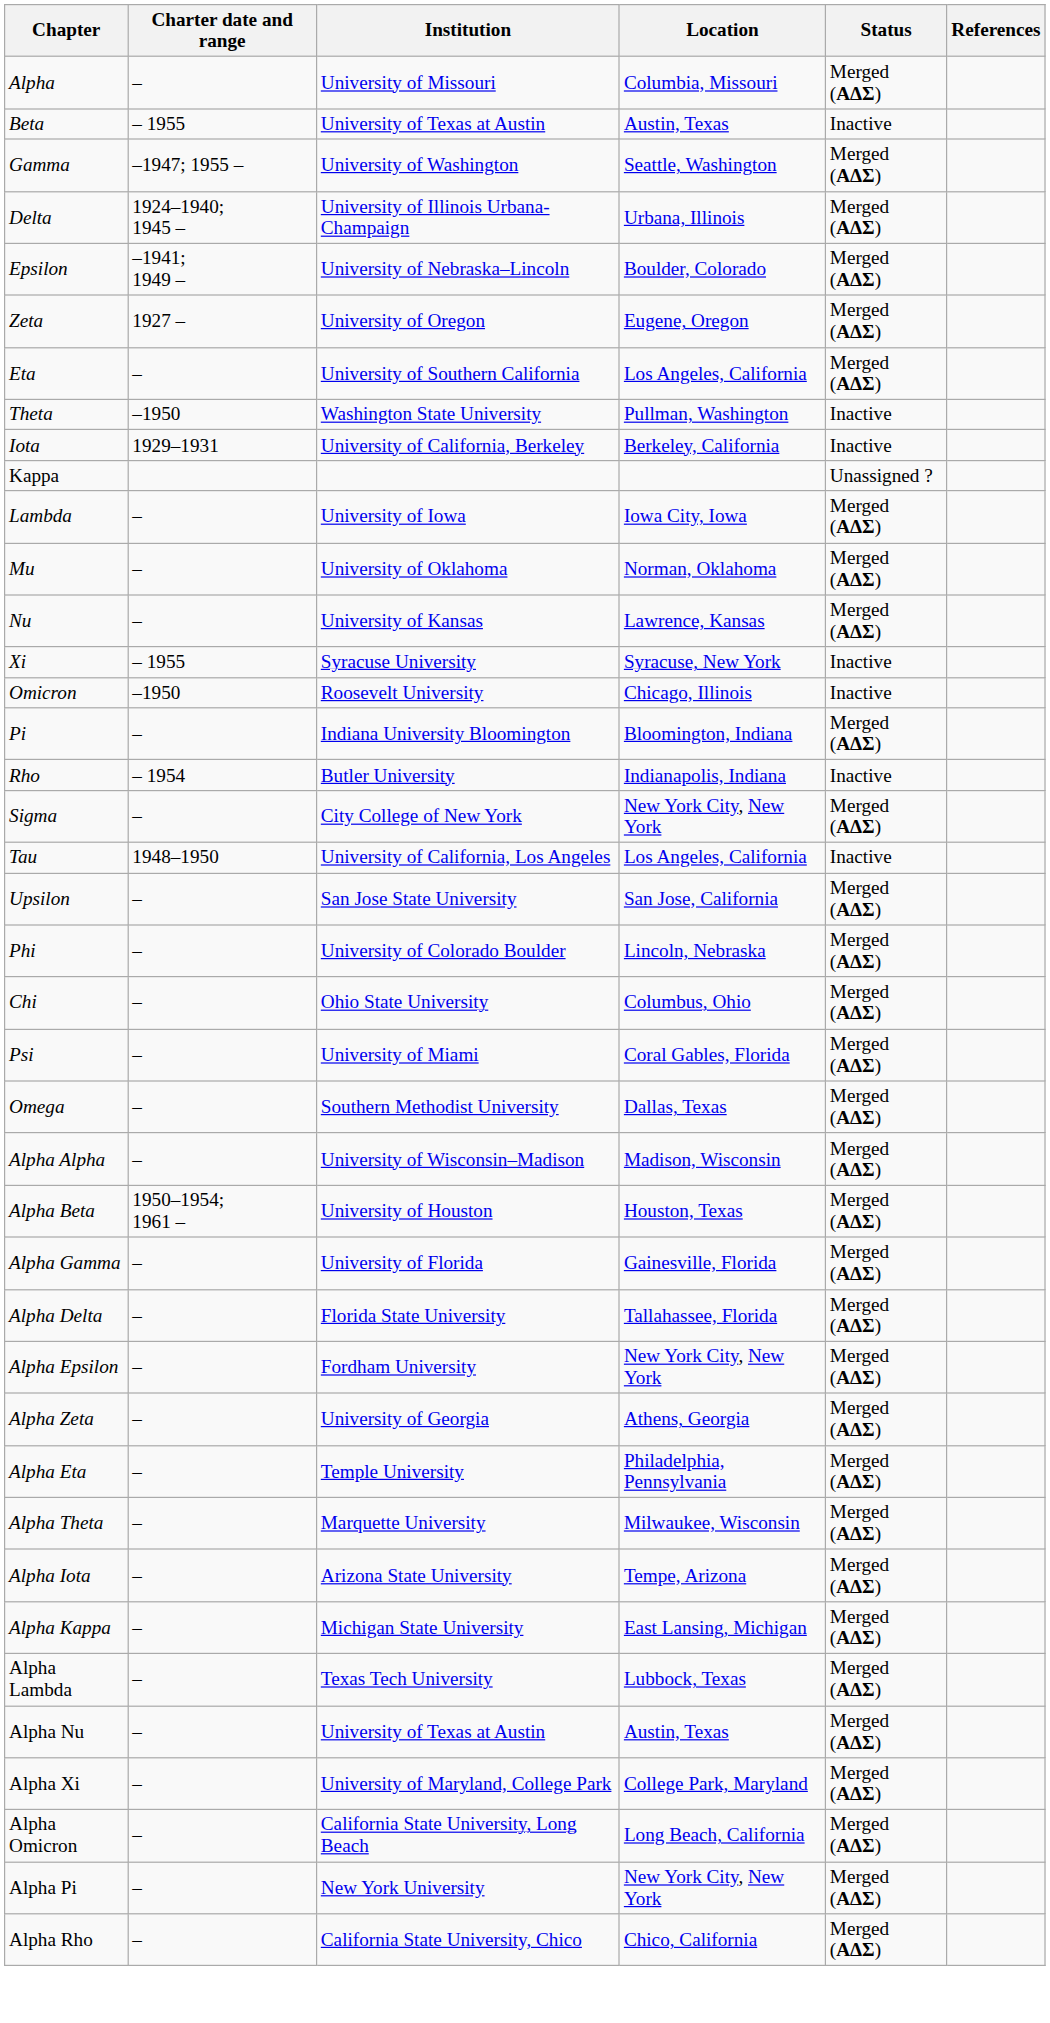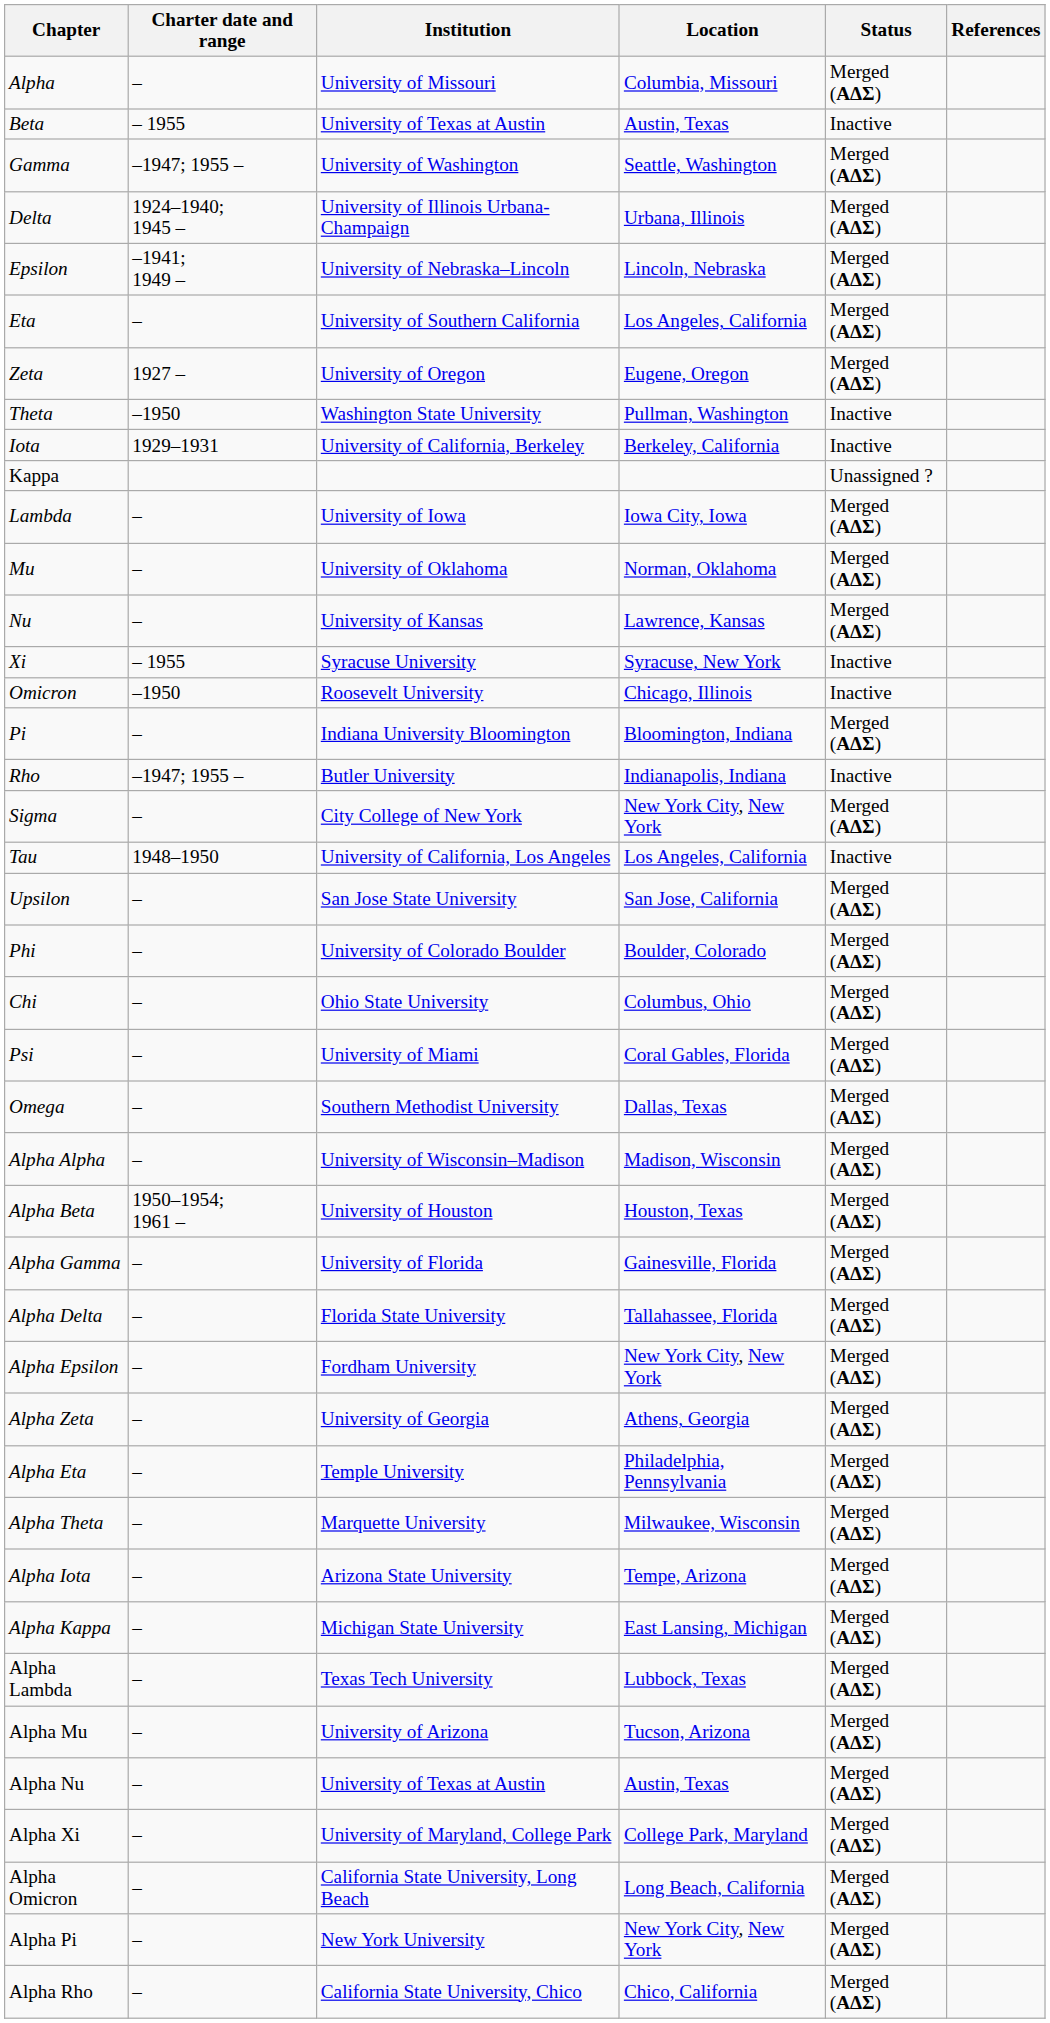(695, 269) Boulder, Colorado -> (695, 269) Lincoln, Nebraska
rows swapped: (26, 321) <-> (22, 373)
(159, 774) – 1954 -> (188, 774) –1947; 1955 –
(695, 950) Lincoln, Nebraska -> (695, 950) Boulder, Colorado
+ row: (48, 1731)
